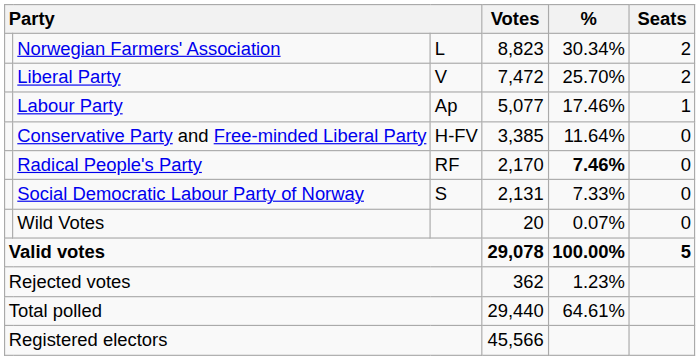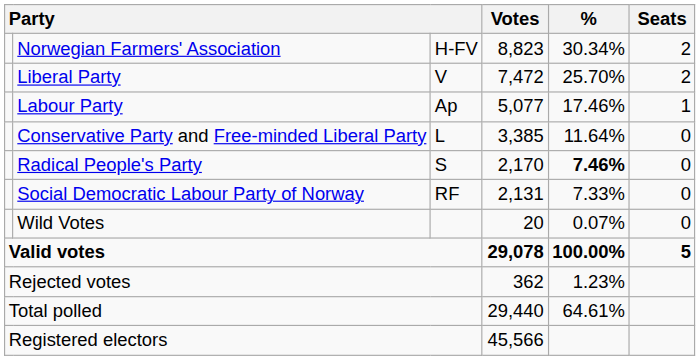(440, 48) L -> (456, 48) H-FV
(456, 135) H-FV -> (440, 135) L
(447, 164) RF -> (441, 164) S
(441, 194) S -> (447, 194) RF
